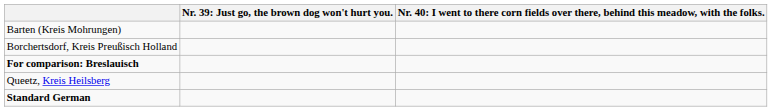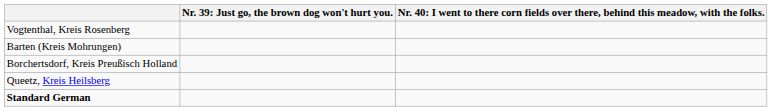+ row: (68, 30)
- row: (73, 64)
